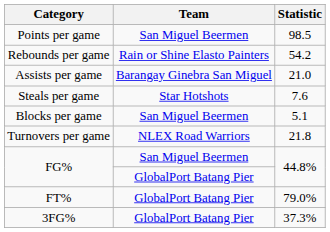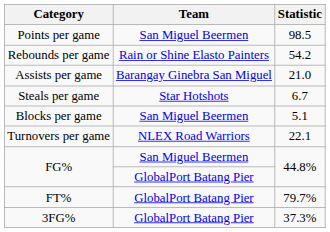(300, 95) 7.6 -> (300, 95) 6.7
(300, 136) 21.8 -> (300, 136) 22.1
(300, 197) 79.0% -> (300, 197) 79.7%
